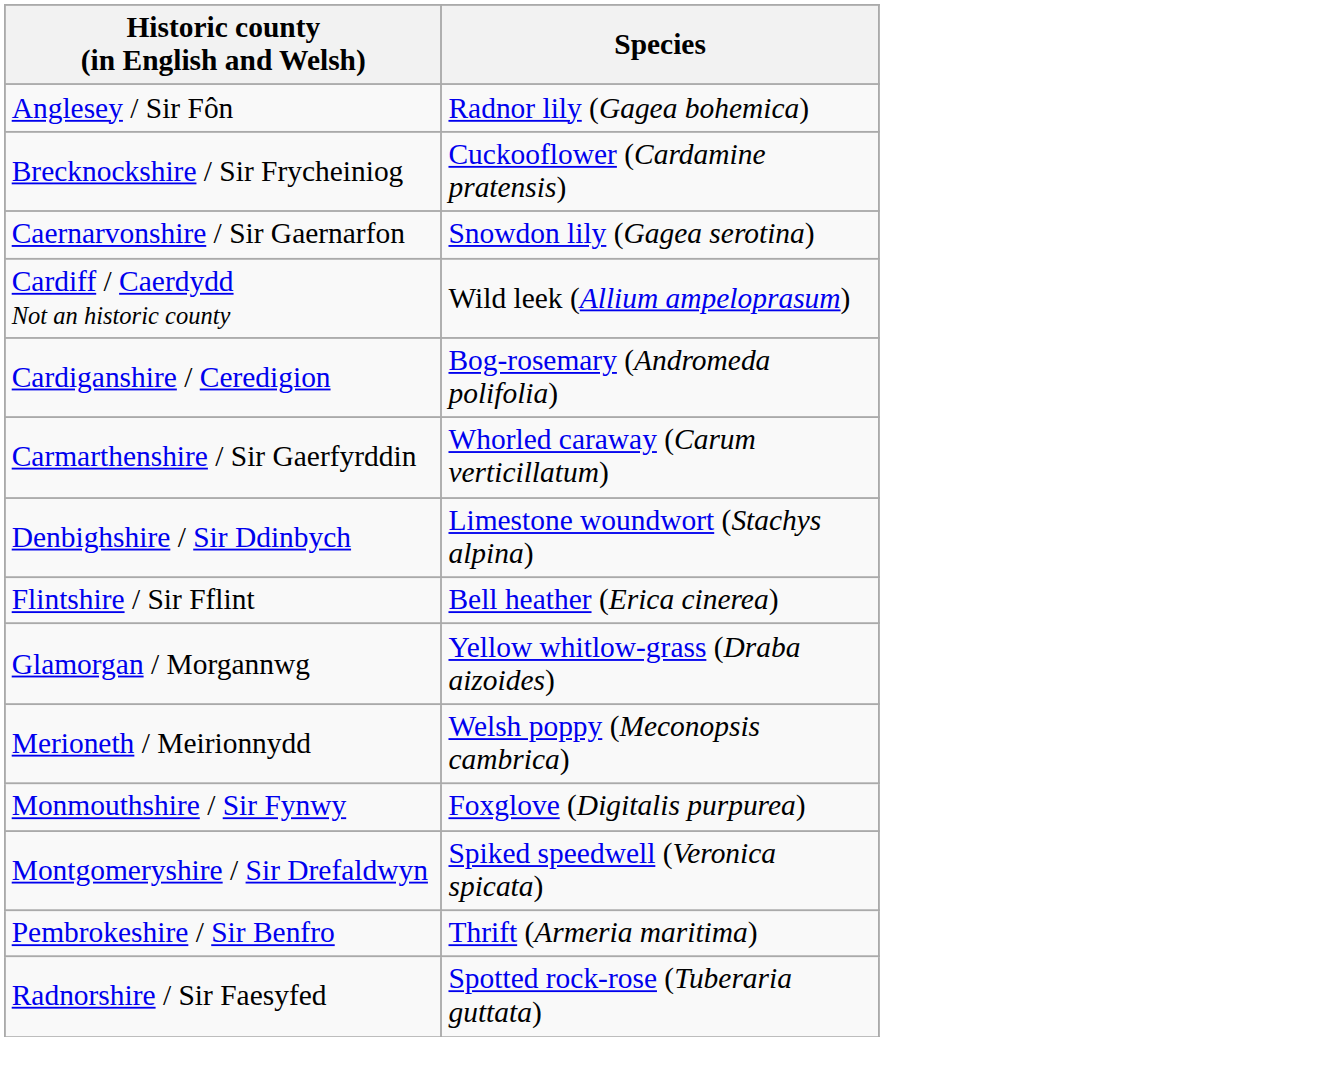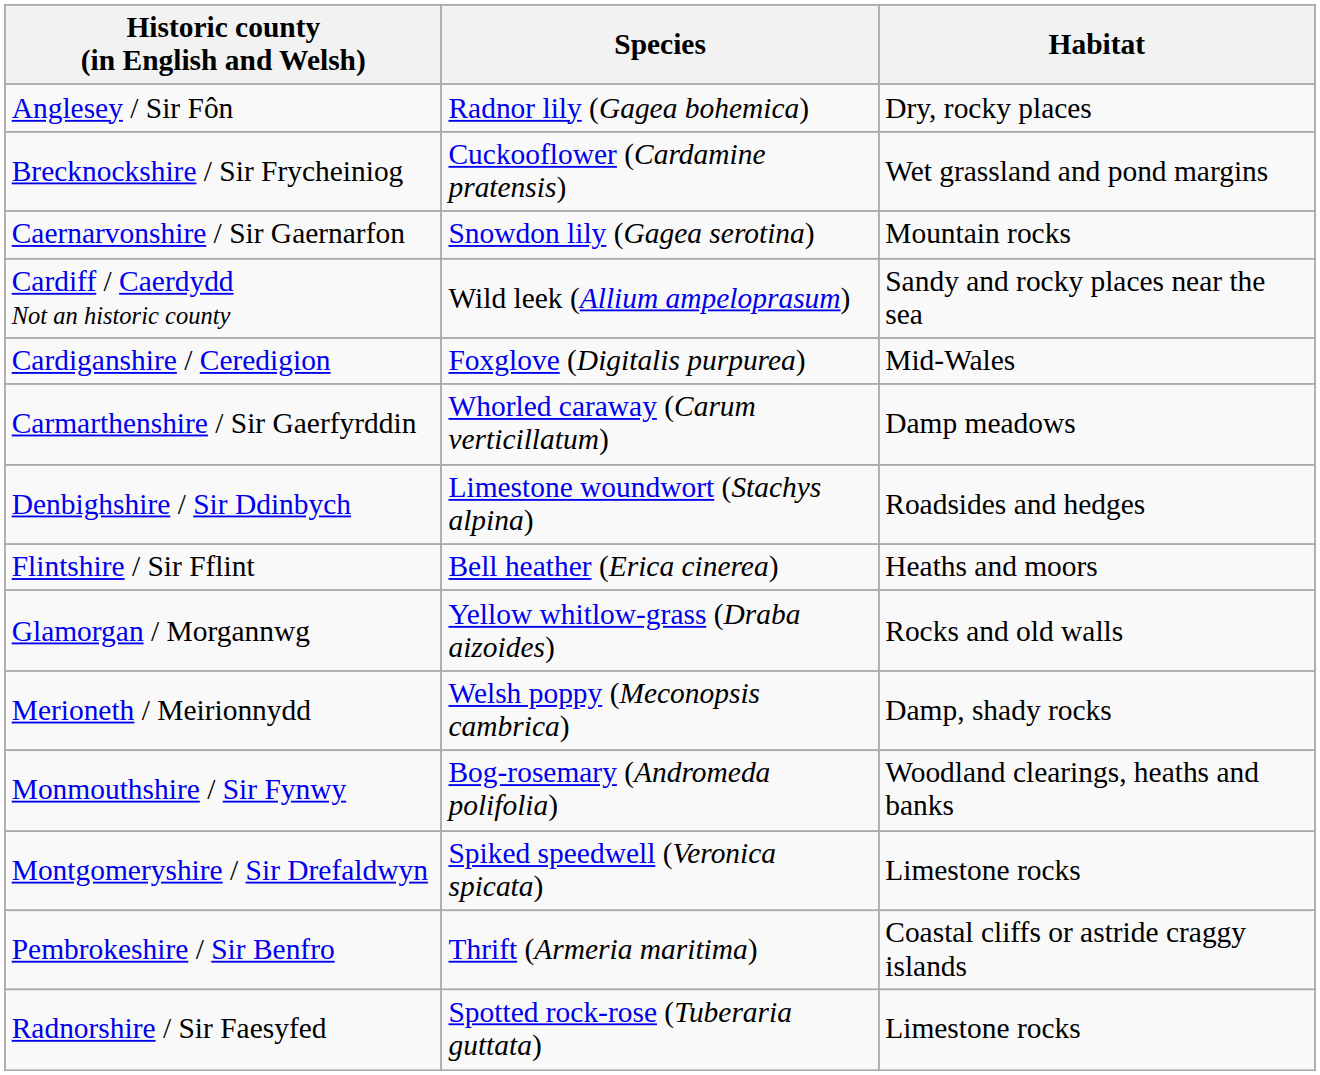+ column: (1097, 44)
(609, 377) Bog-rosemary (Andromeda polifolia) -> (627, 360) Foxglove (Digitalis purpurea)
(627, 806) Foxglove (Digitalis purpurea) -> (609, 789) Bog-rosemary (Andromeda polifolia)
